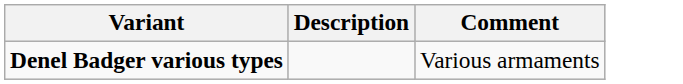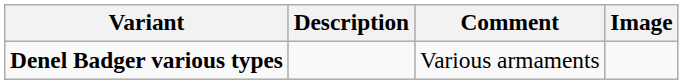+ column: (641, 23)
